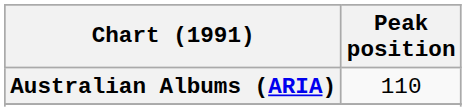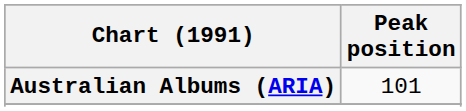(401, 86) 110 -> (401, 86) 101
